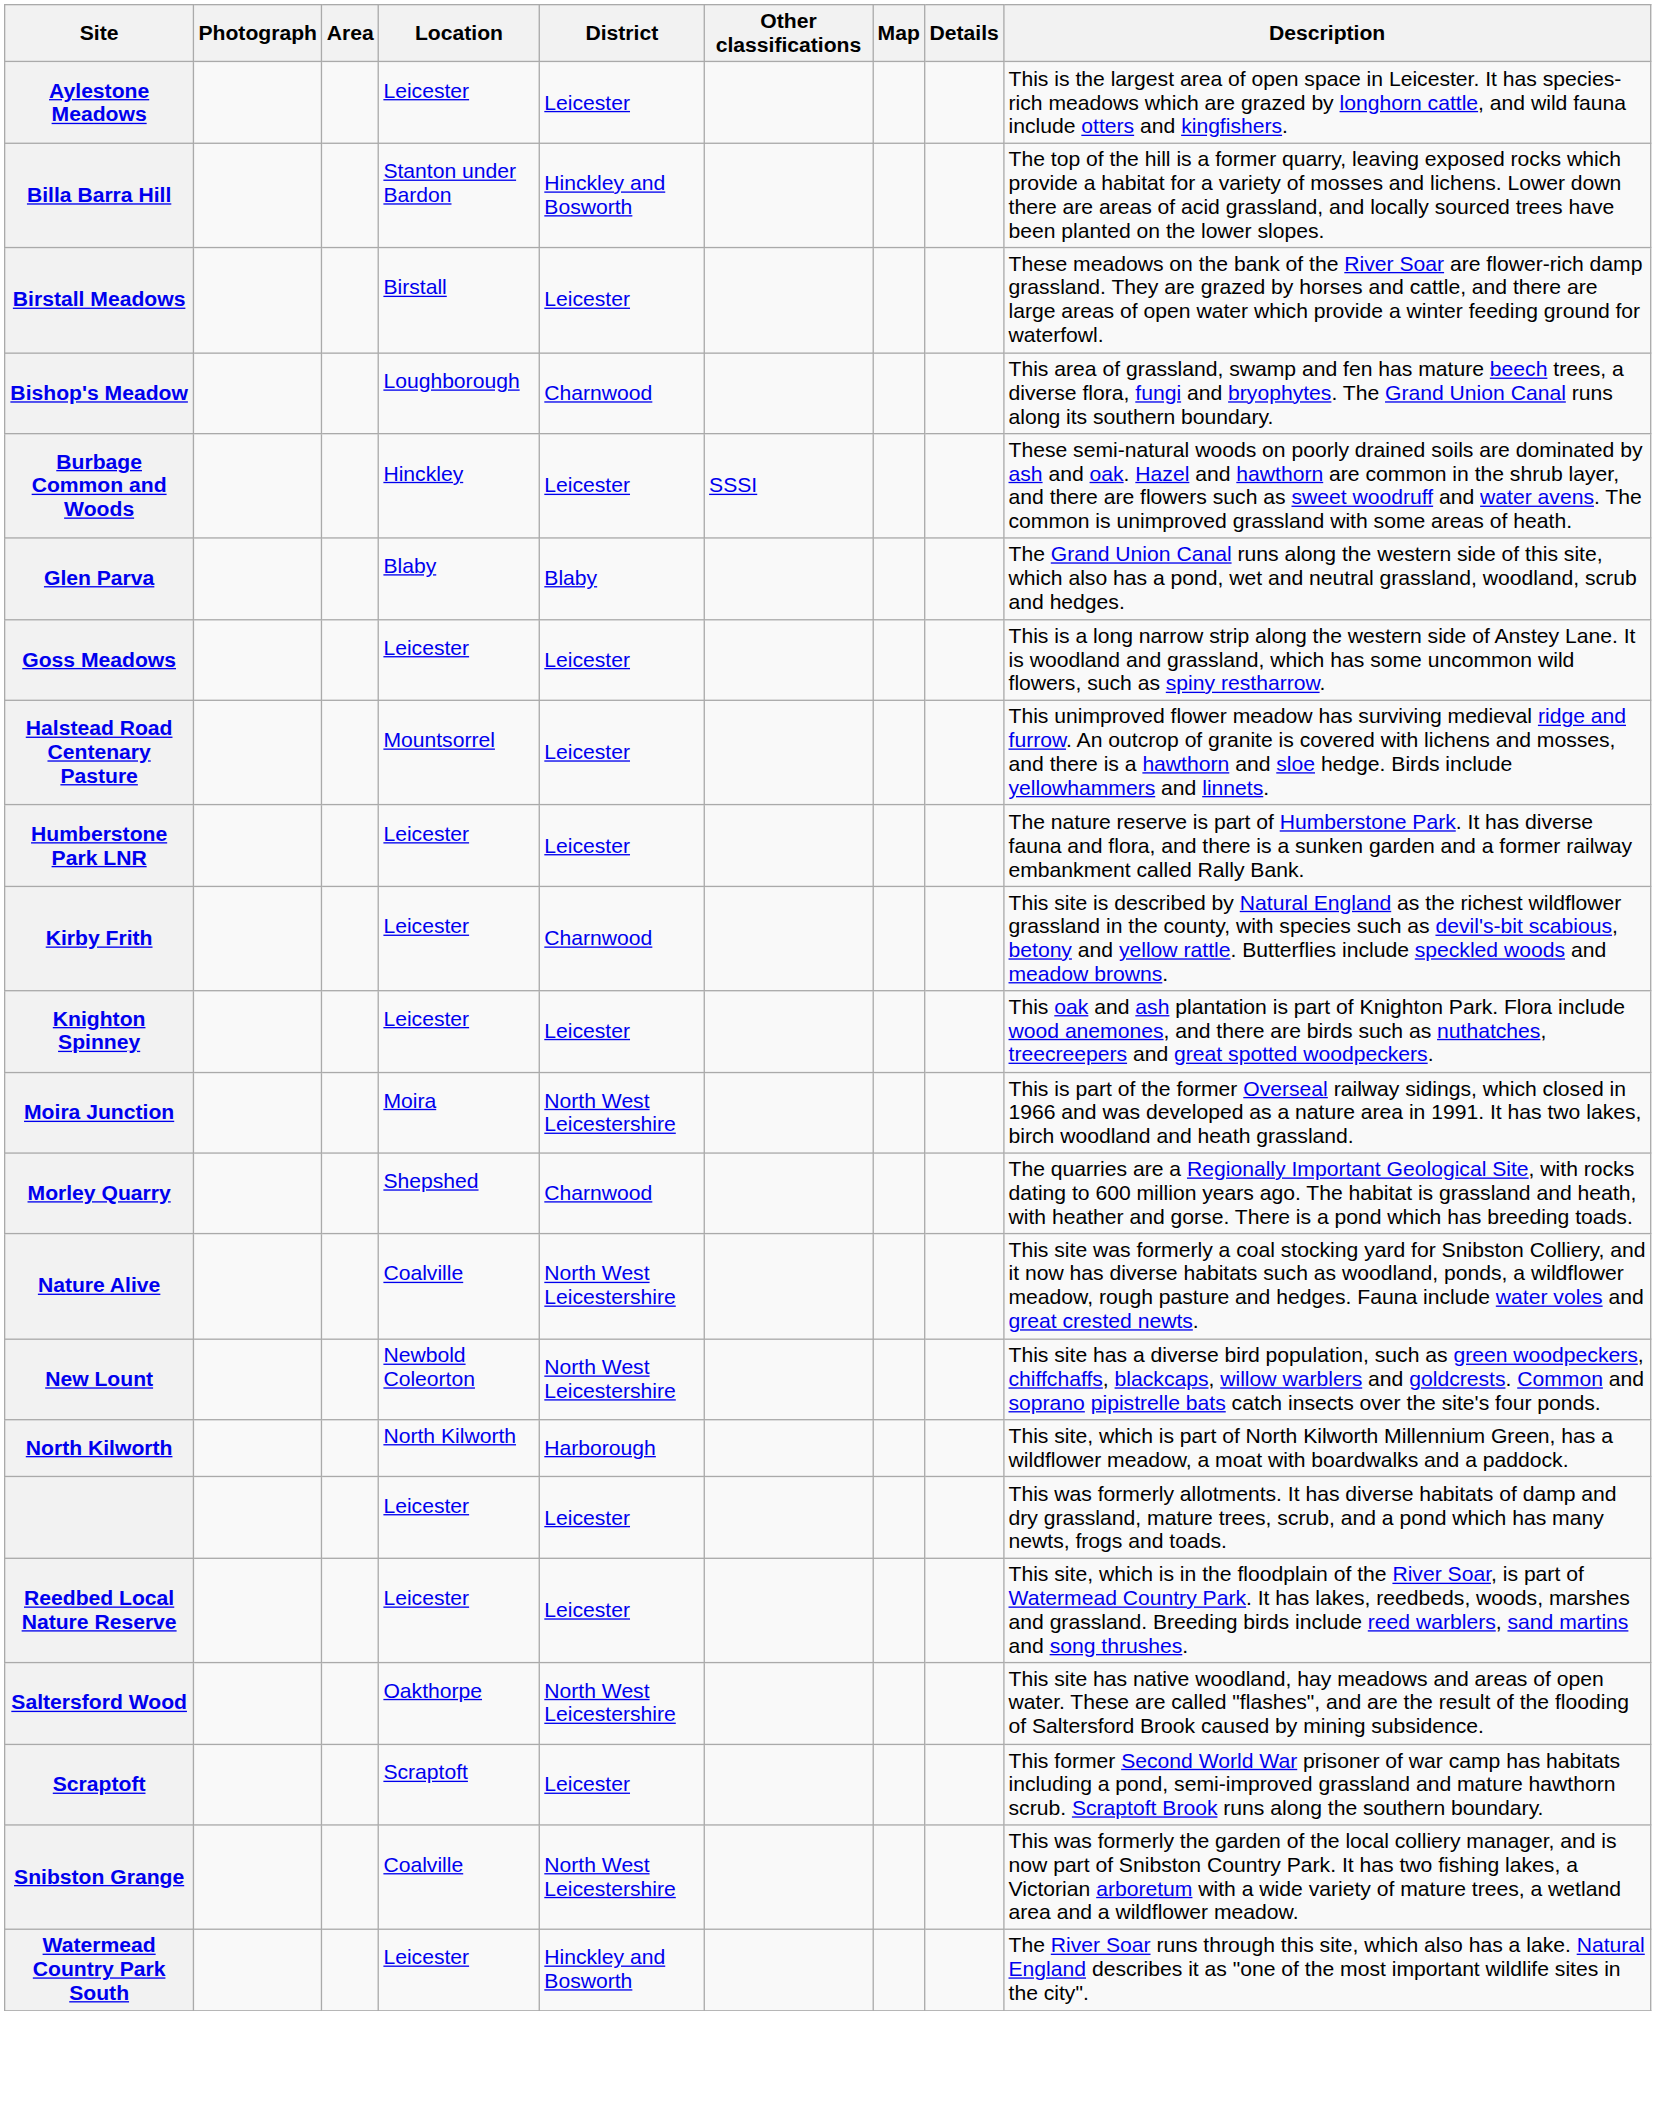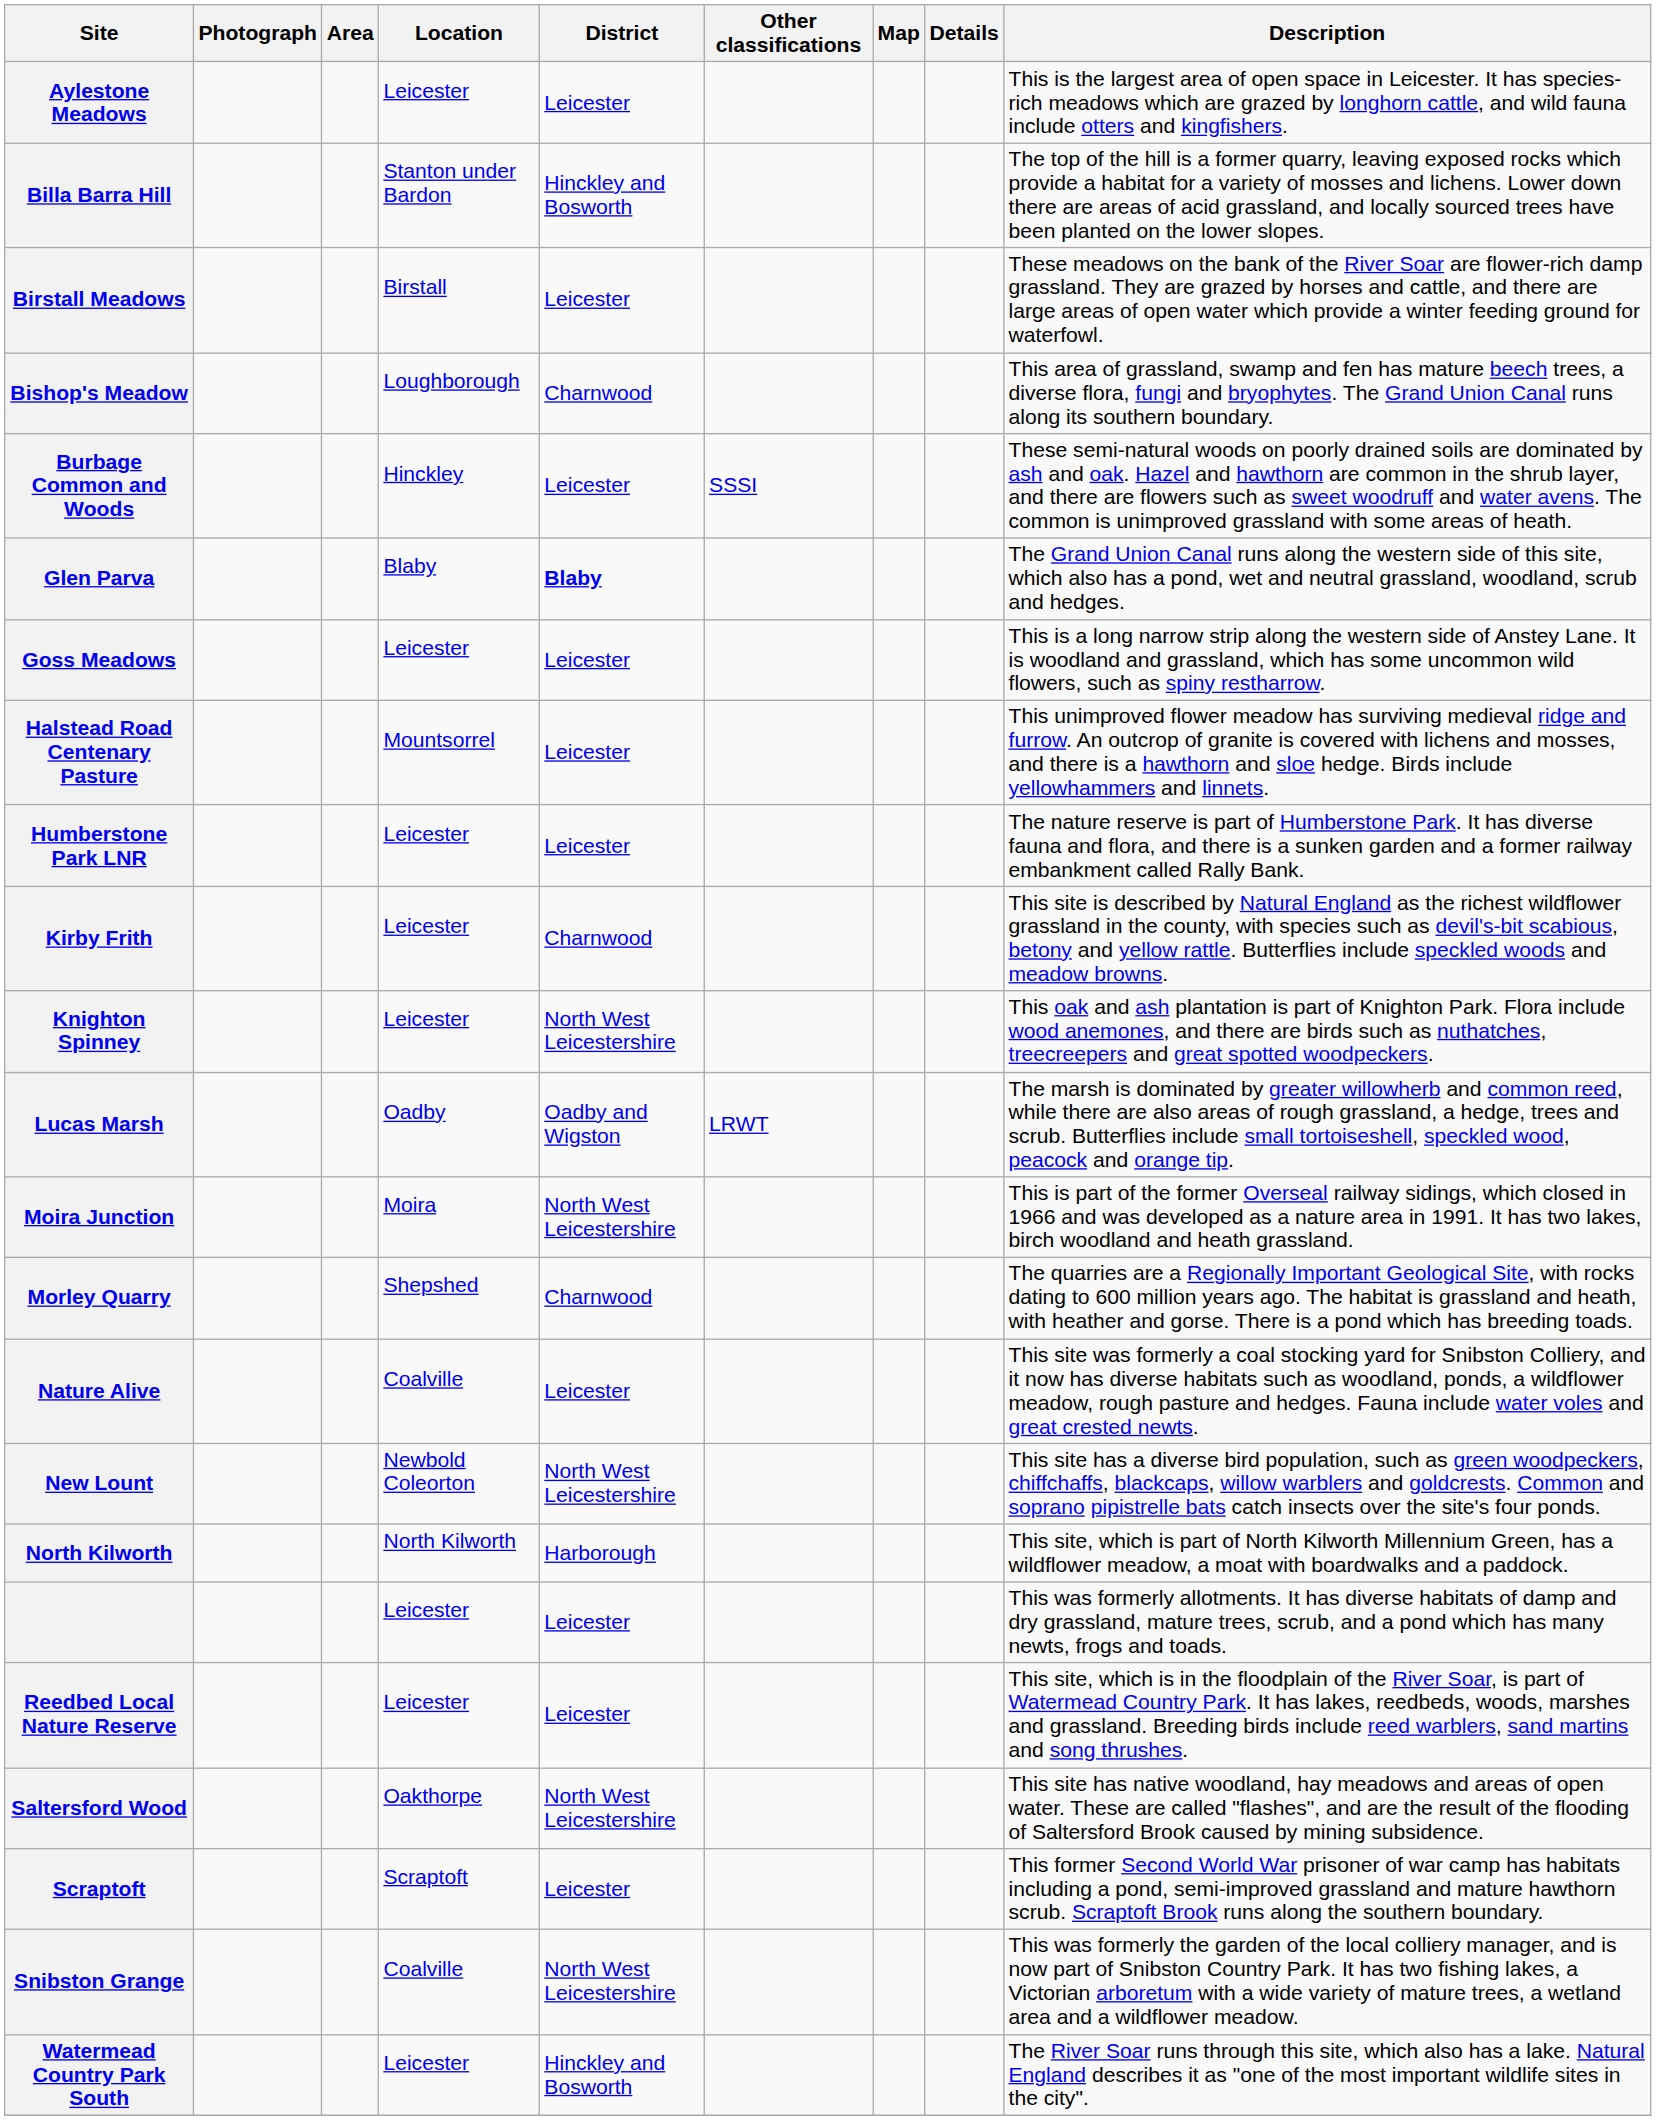(571, 578) normal -> (573, 578) bold
(587, 1031) Leicester -> (610, 1031) North West Leicestershire
+ row: (99, 1124)
(610, 1286) North West Leicestershire -> (587, 1390) Leicester
